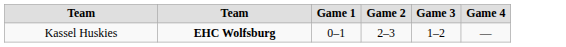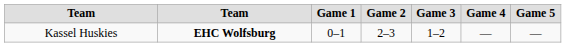+ column: (536, 13)
